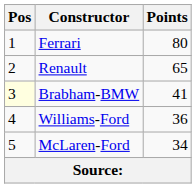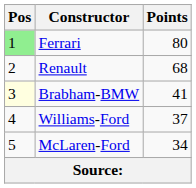(12, 43) no background -> (12, 43) lightgreen background
(180, 68) 65 -> (180, 68) 68
(180, 119) 36 -> (180, 119) 37
